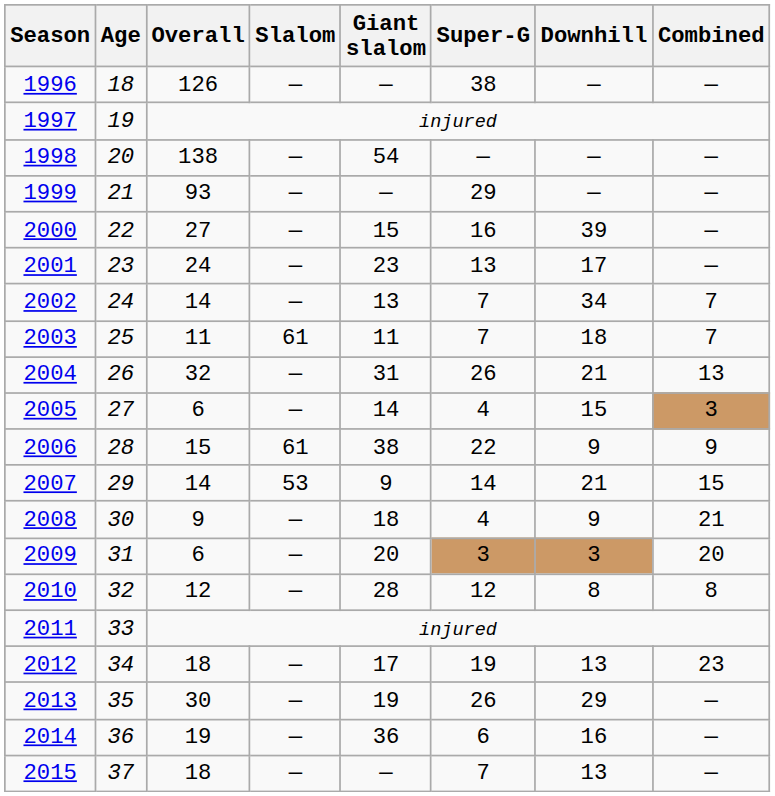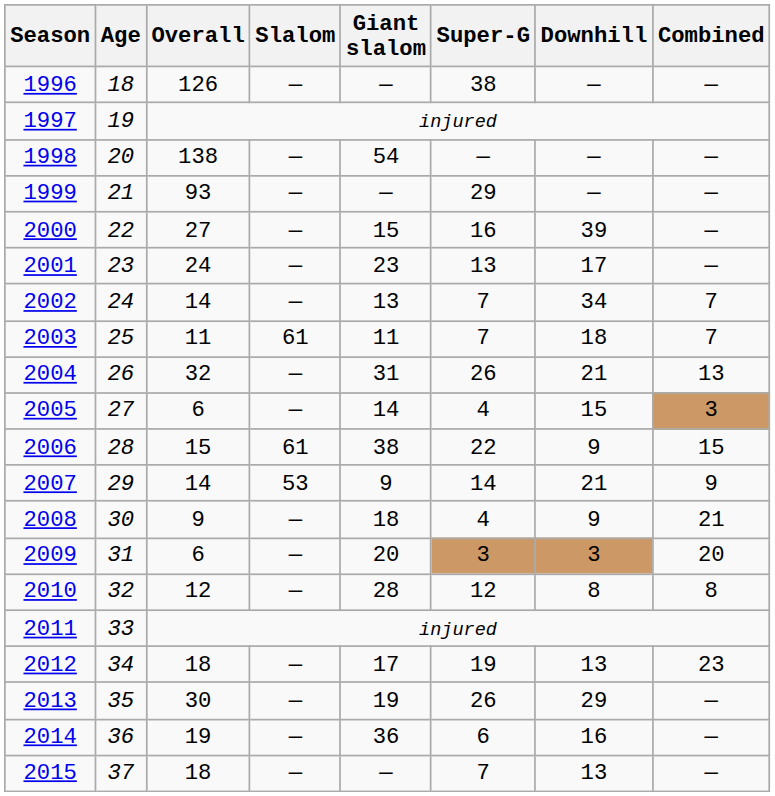(711, 447) 9 -> (711, 447) 15
(711, 483) 15 -> (711, 483) 9
